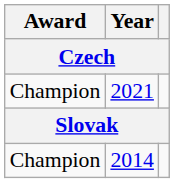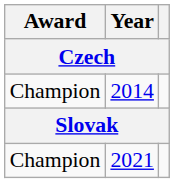rows swapped: (132, 159) <-> (132, 90)
